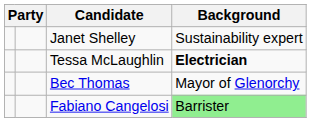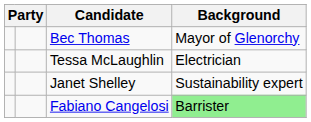rows swapped: (90, 83) <-> (93, 38)
(211, 60) bold -> (208, 60) normal
